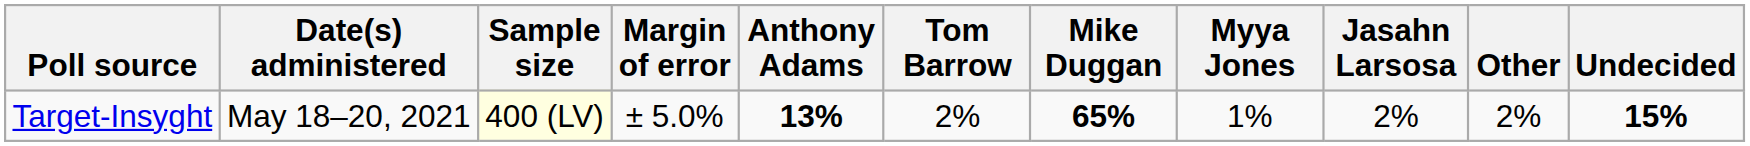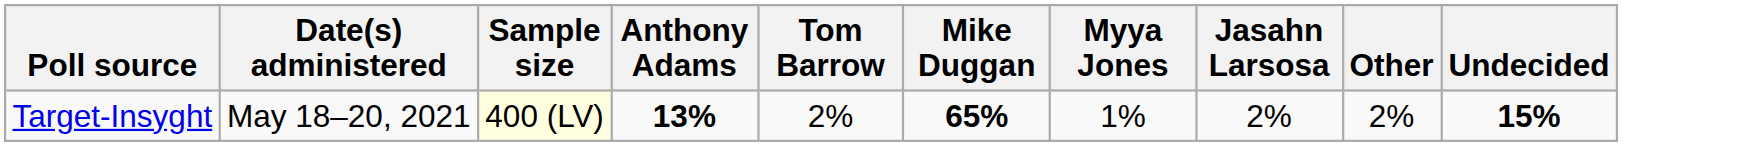- column: (675, 48)
